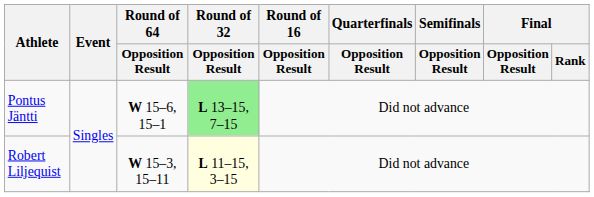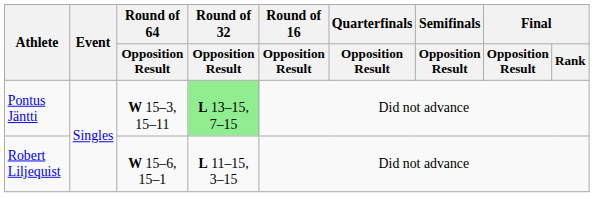(152, 116) W 15–6, 15–1 -> (152, 116) W 15–3, 15–11
(152, 172) W 15–3, 15–11 -> (152, 172) W 15–6, 15–1
(224, 172) lightyellow background -> (224, 172) no background
